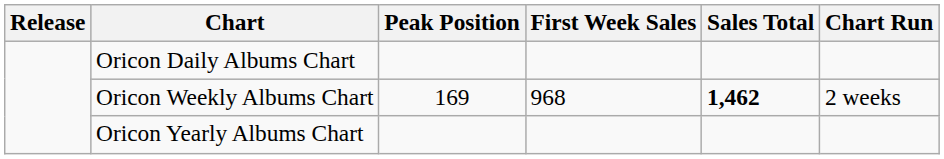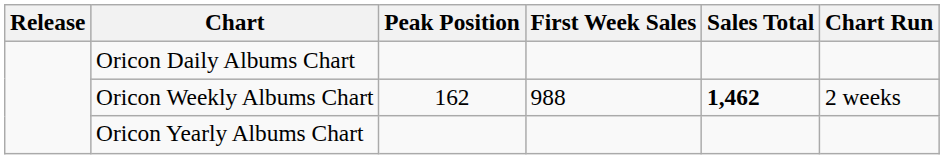(452, 97) 169 -> (452, 97) 162
(548, 97) 968 -> (548, 97) 988
